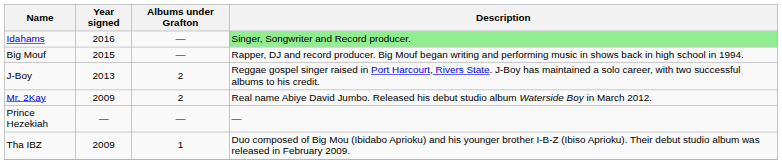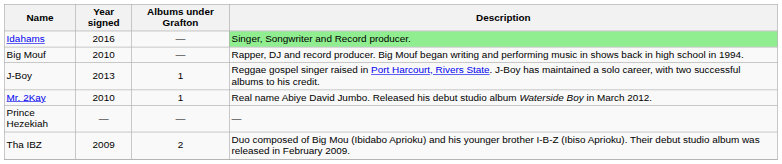(104, 54) 2015 -> (104, 54) 2010
(180, 76) 2 -> (180, 76) 1
(104, 97) 2009 -> (104, 97) 2010
(180, 97) 2 -> (180, 97) 1
(180, 145) 1 -> (180, 145) 2
